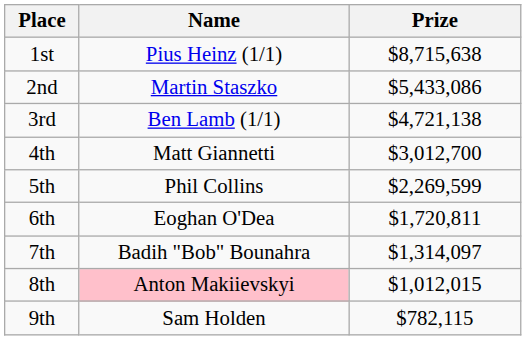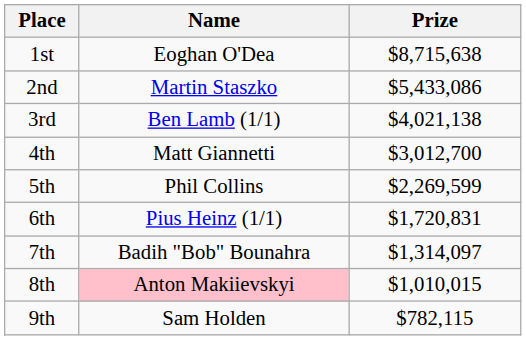(214, 53) Pius Heinz (1/1) -> (214, 53) Eoghan O'Dea
(435, 119) $4,721,138 -> (435, 119) $4,021,138
(214, 218) Eoghan O'Dea -> (214, 218) Pius Heinz (1/1)
(435, 218) $1,720,811 -> (435, 218) $1,720,831
(435, 284) $1,012,015 -> (435, 284) $1,010,015
